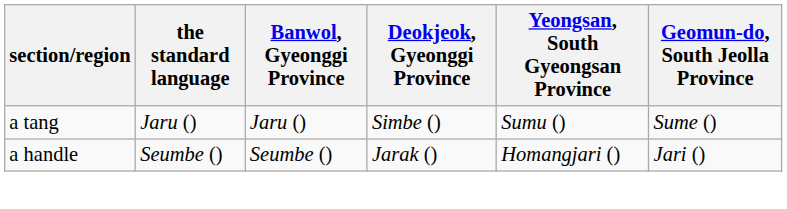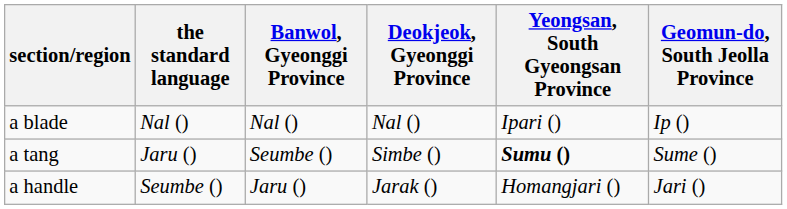+ row: (39, 122)
(278, 122) Jaru () -> (291, 154) Seumbe ()
(533, 122) normal -> (536, 154) bold
(291, 154) Seumbe () -> (278, 187) Jaru ()
